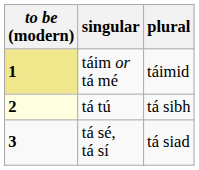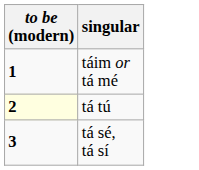- column: (169, 26)
(12, 71) khaki background -> (12, 71) no background
